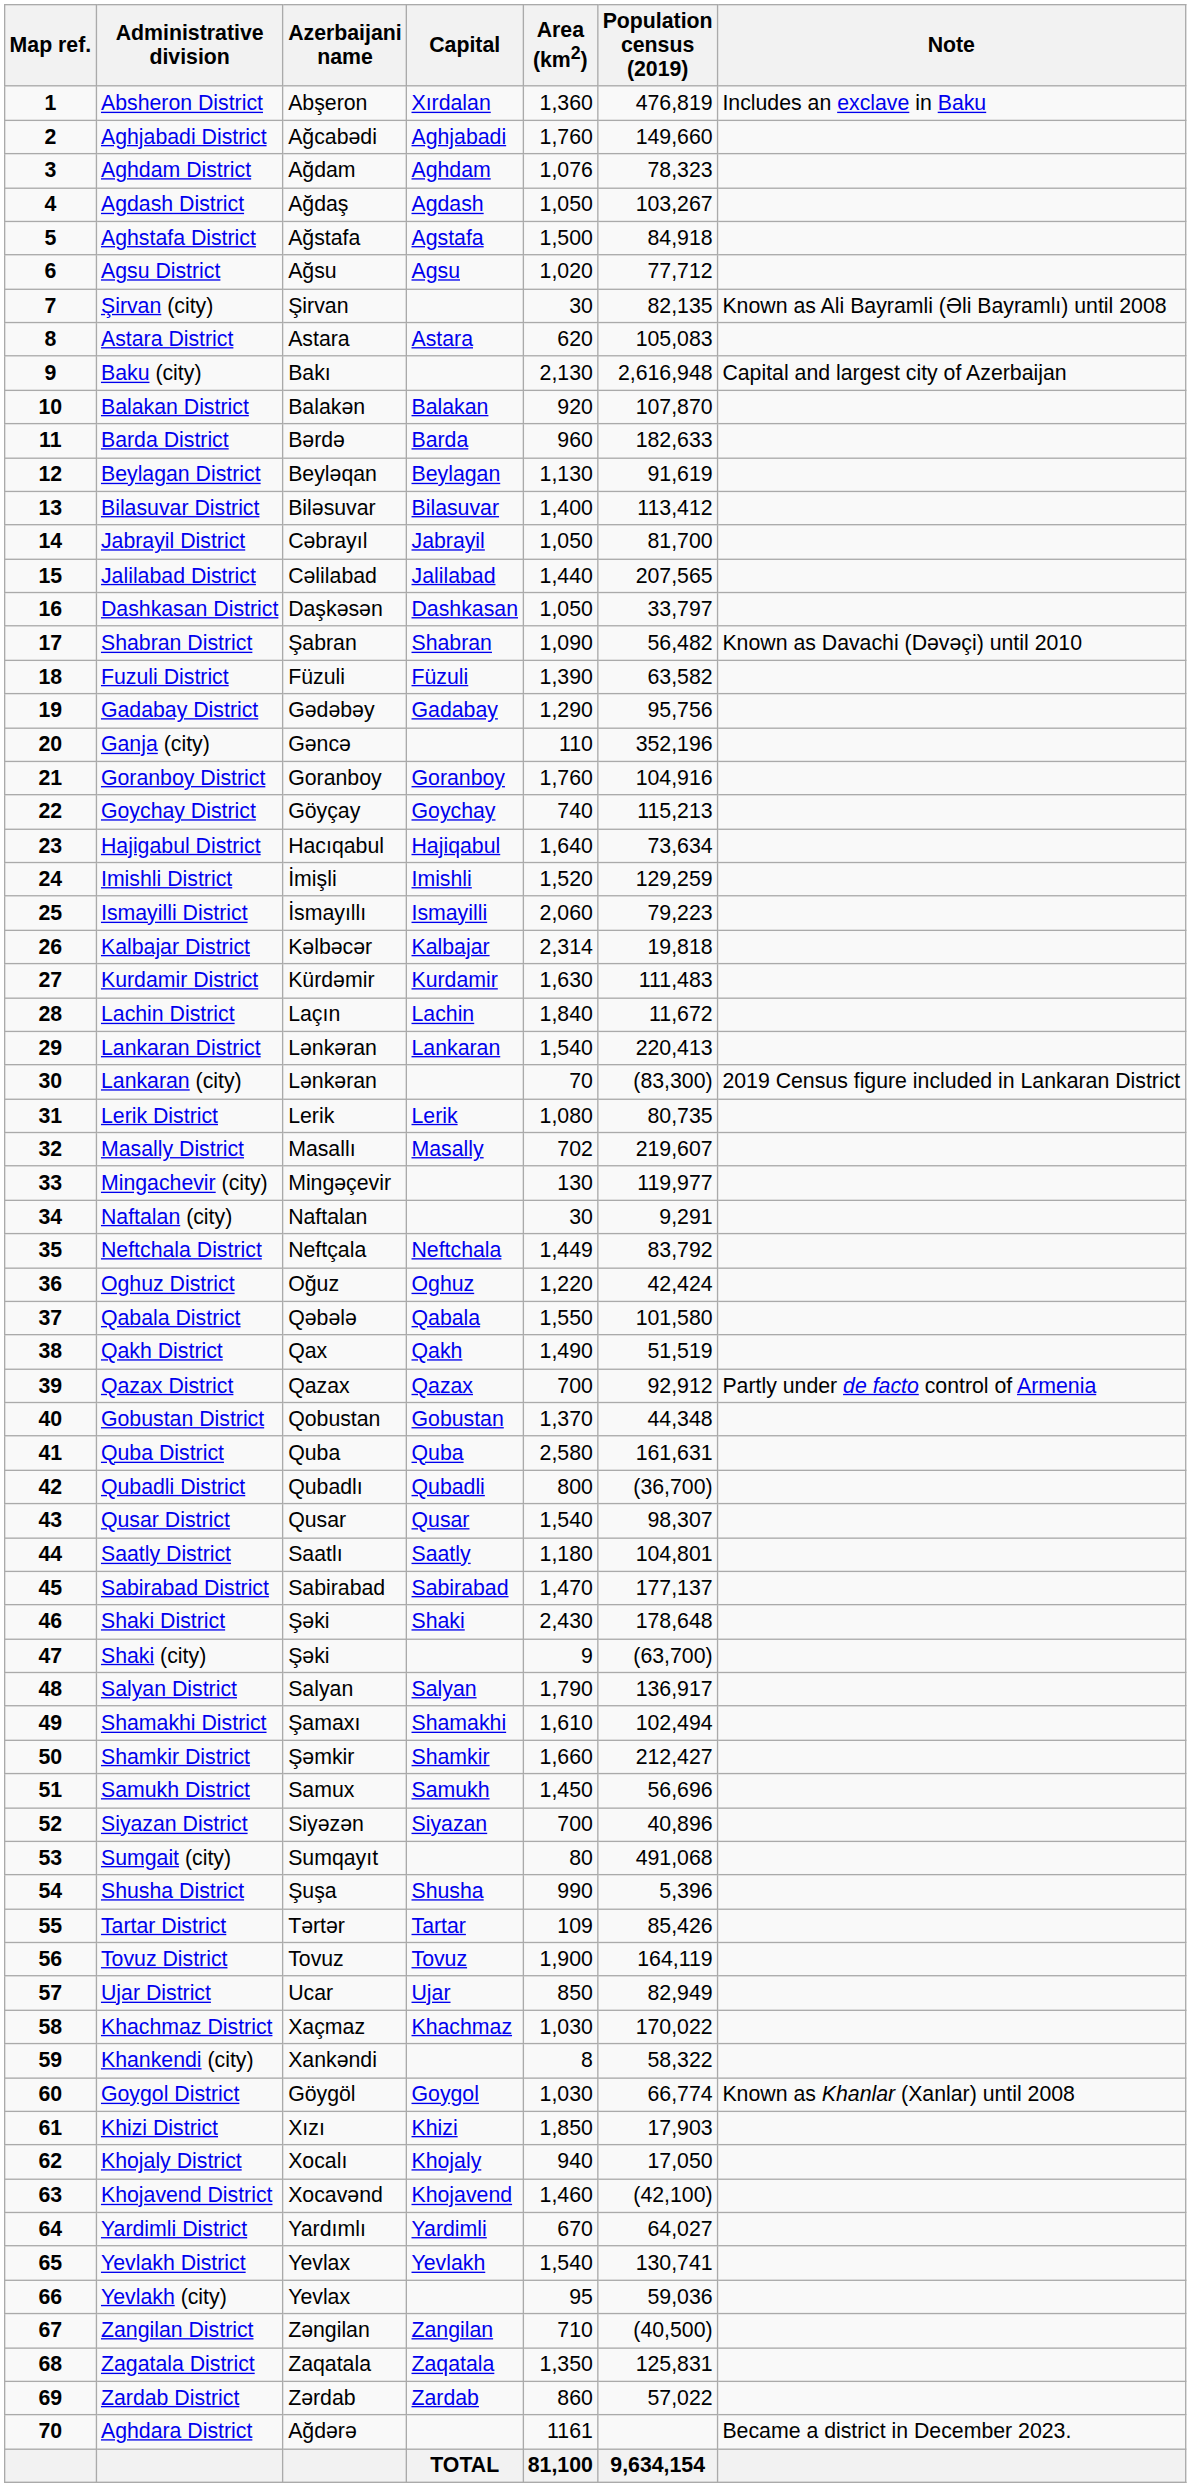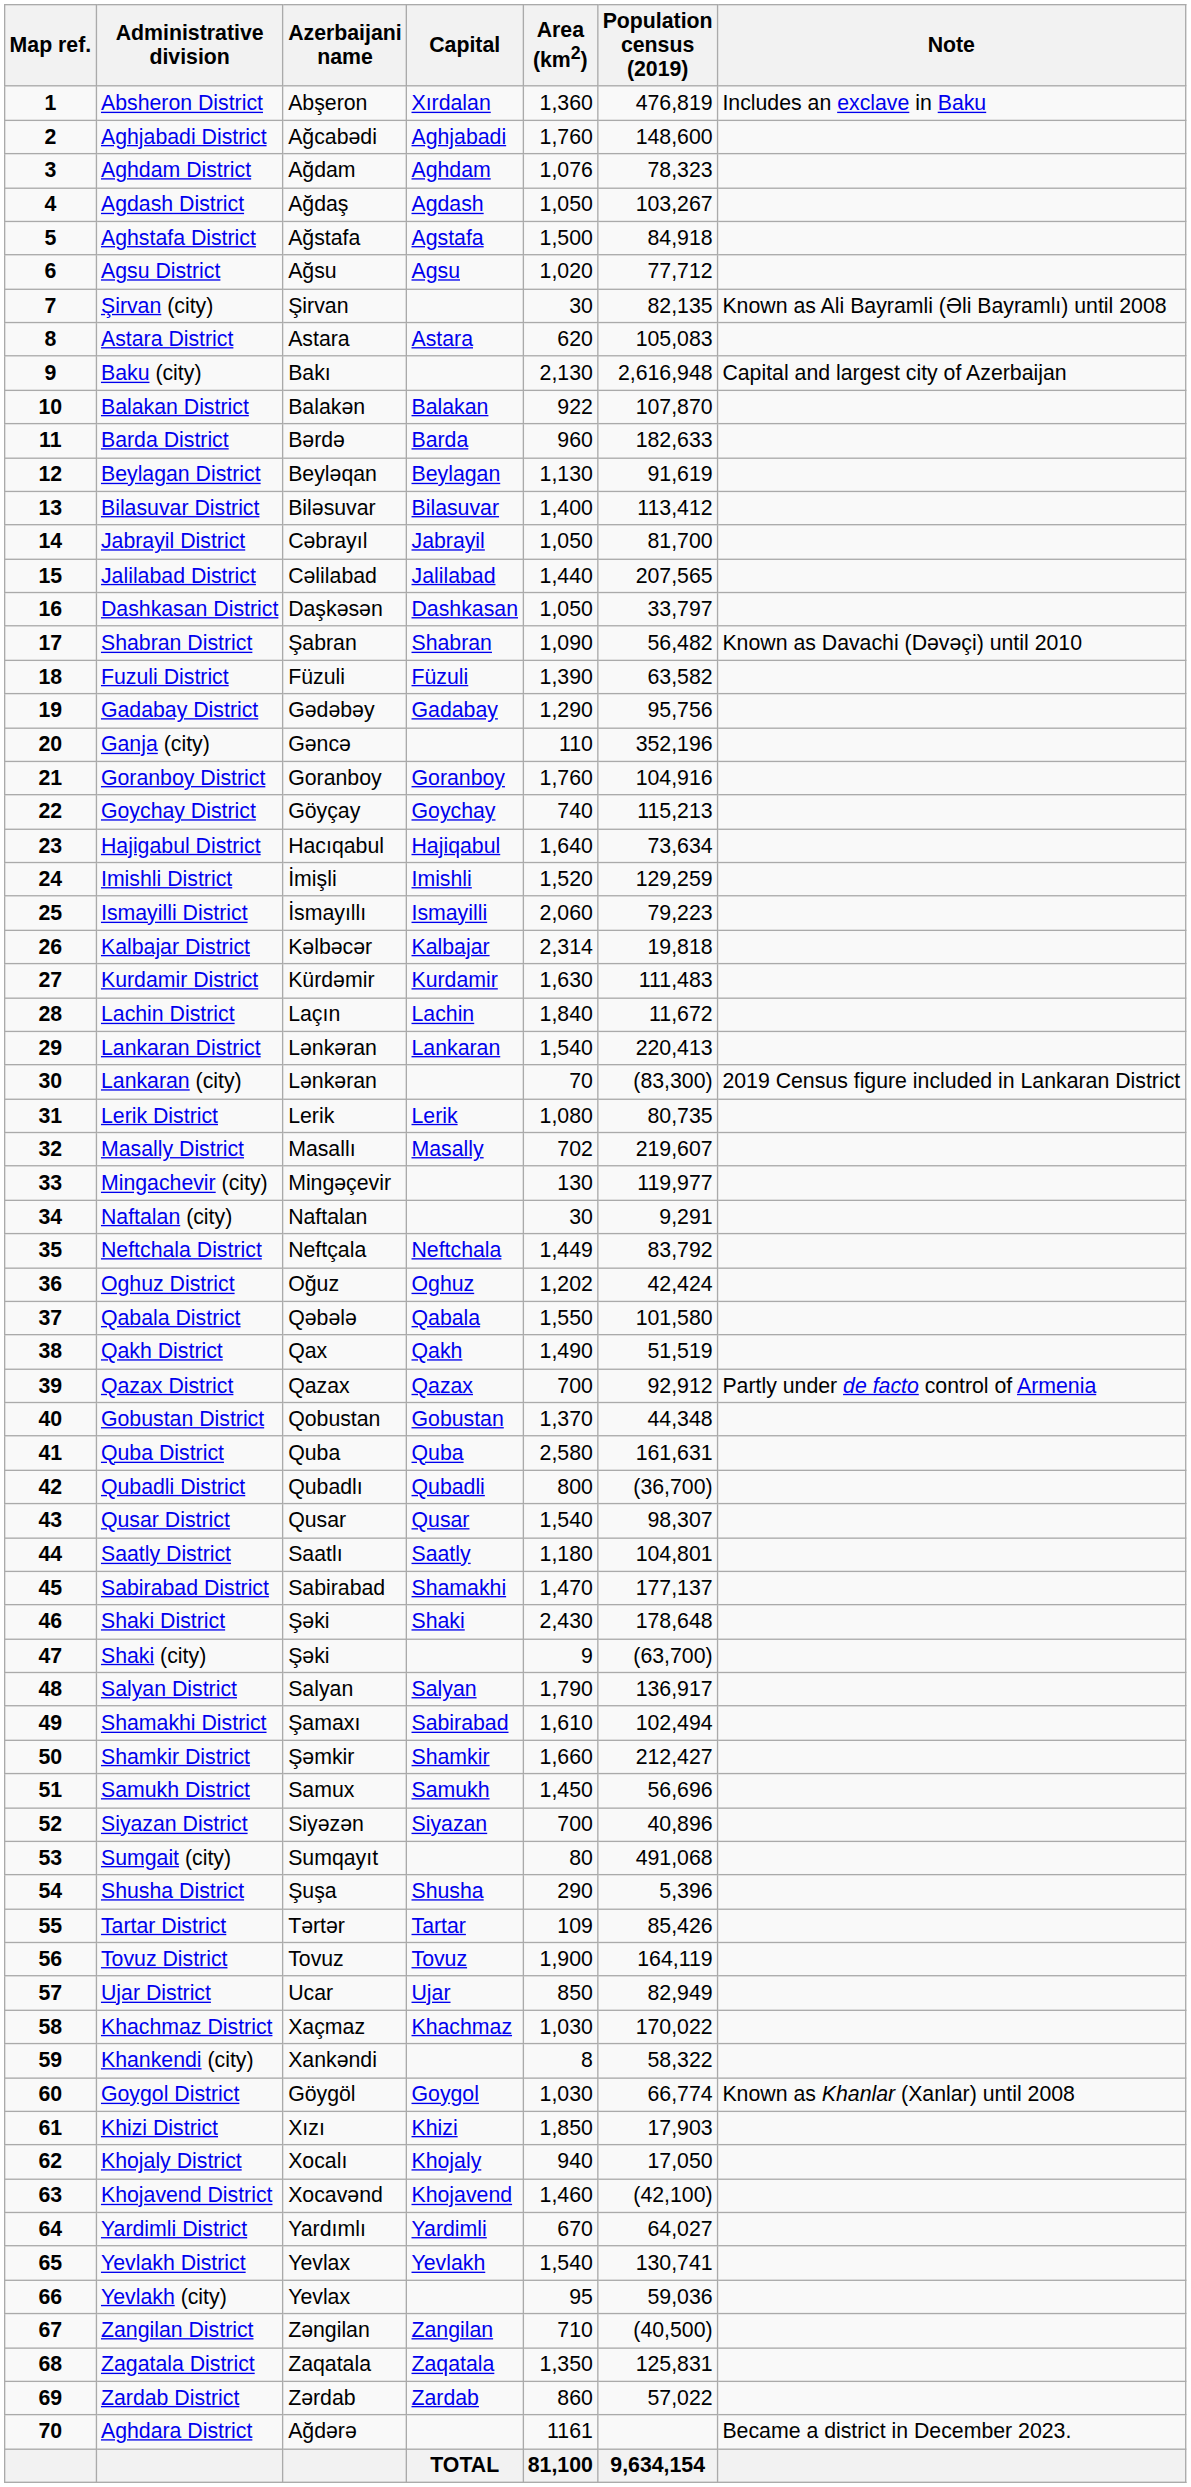(674, 136) 149,660 -> (674, 136) 148,600
(575, 406) 920 -> (575, 406) 922
(566, 1284) 1,220 -> (566, 1284) 1,202
(460, 1587) Sabirabad -> (459, 1587) Shamakhi
(459, 1722) Shamakhi -> (460, 1722) Sabirabad
(575, 1891) 990 -> (575, 1891) 290
